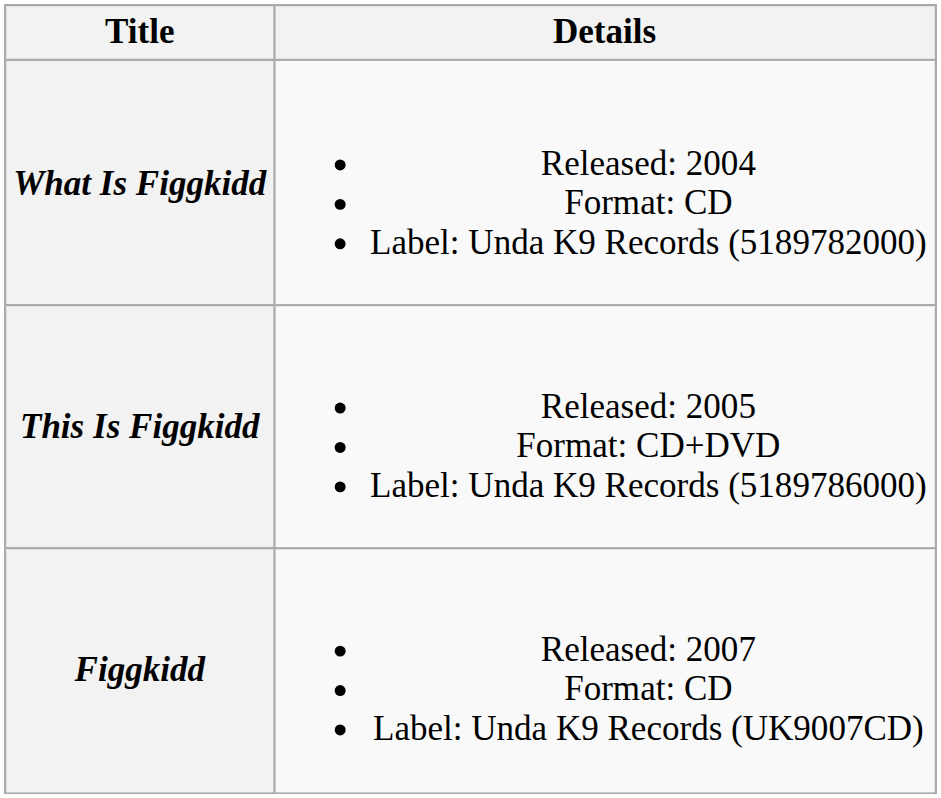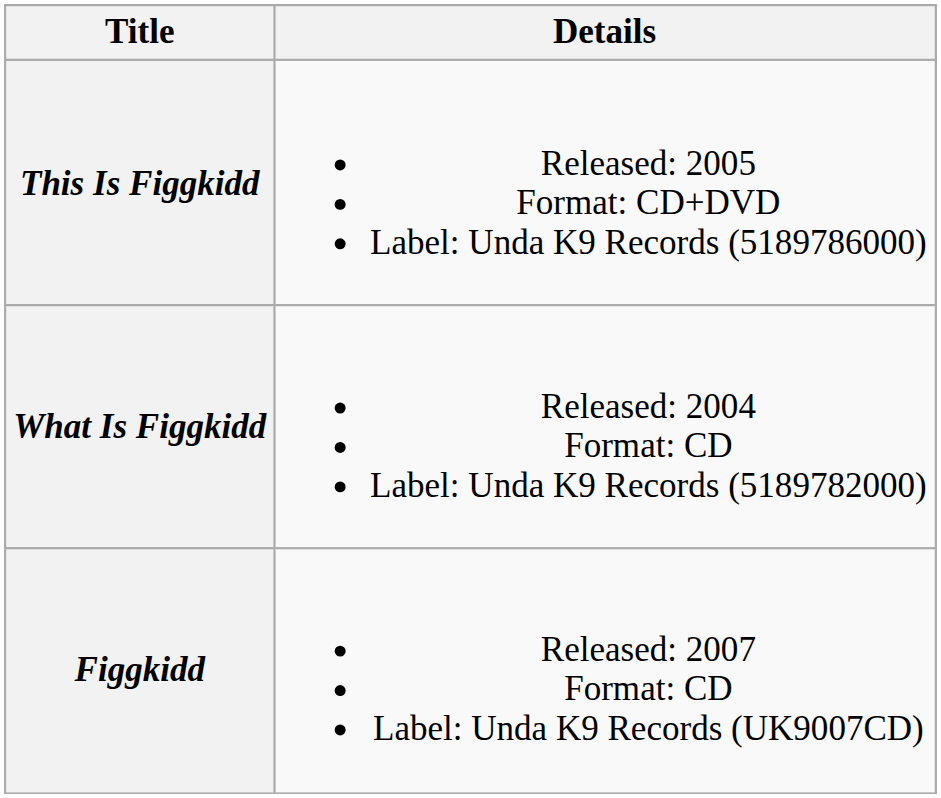rows swapped: (140, 182) <-> (140, 425)
